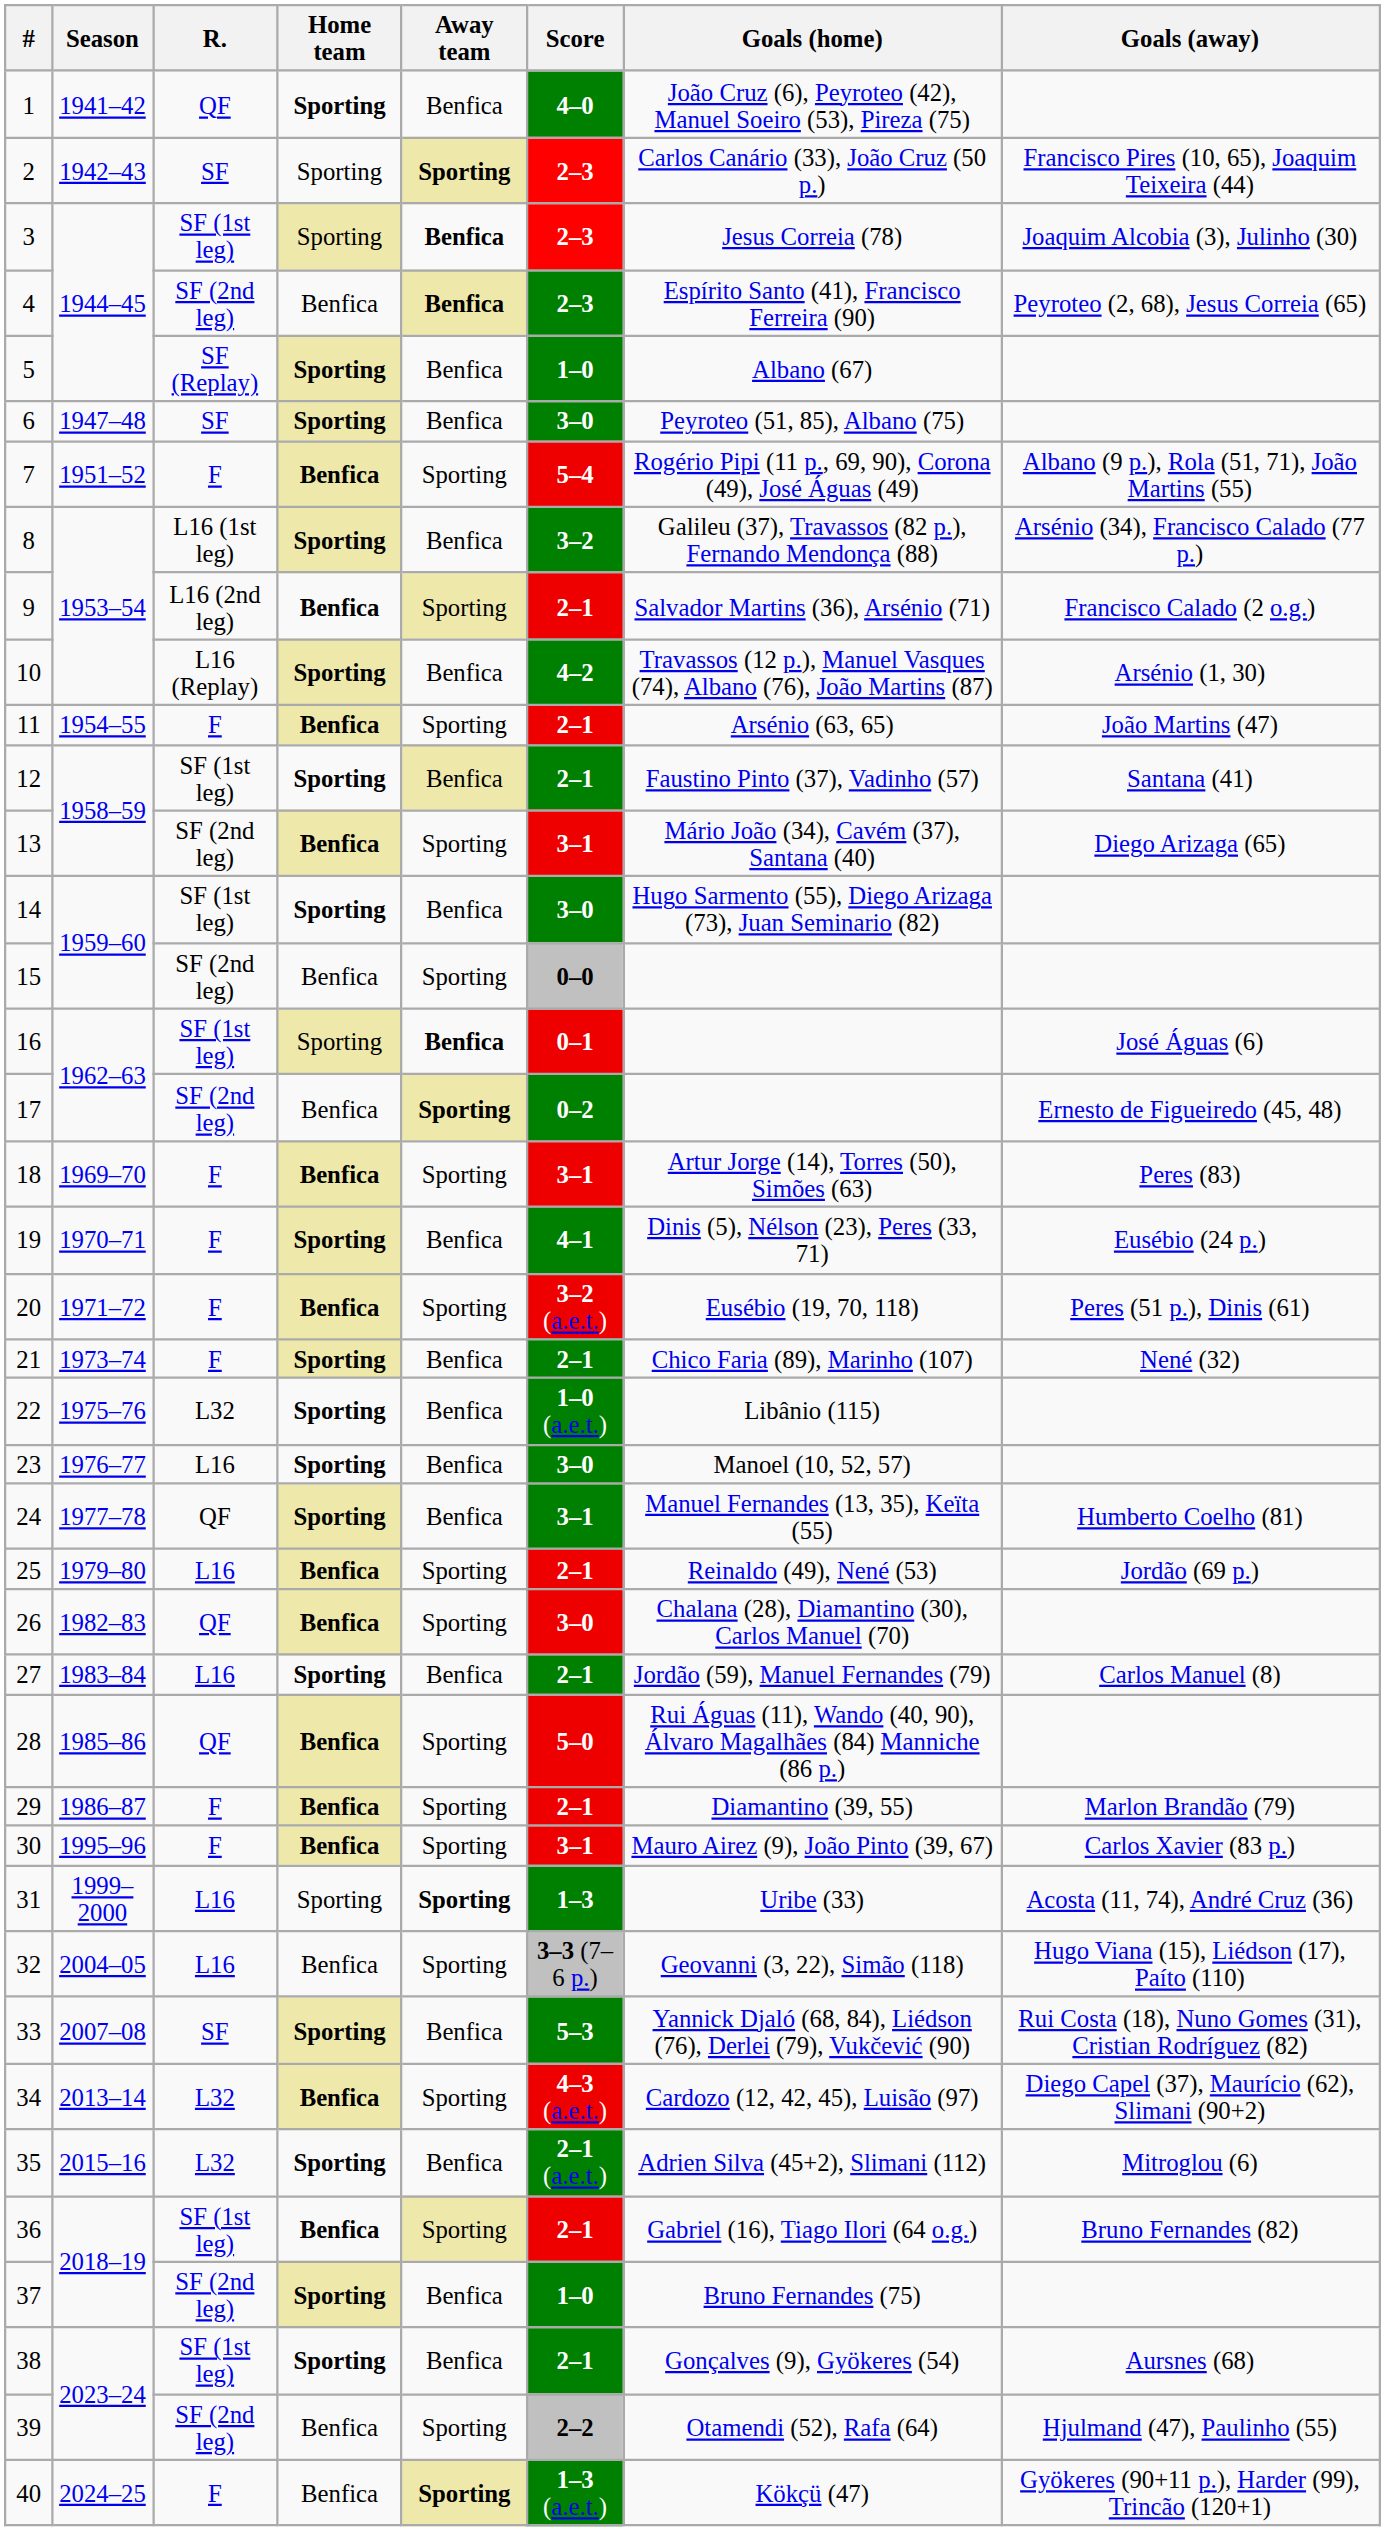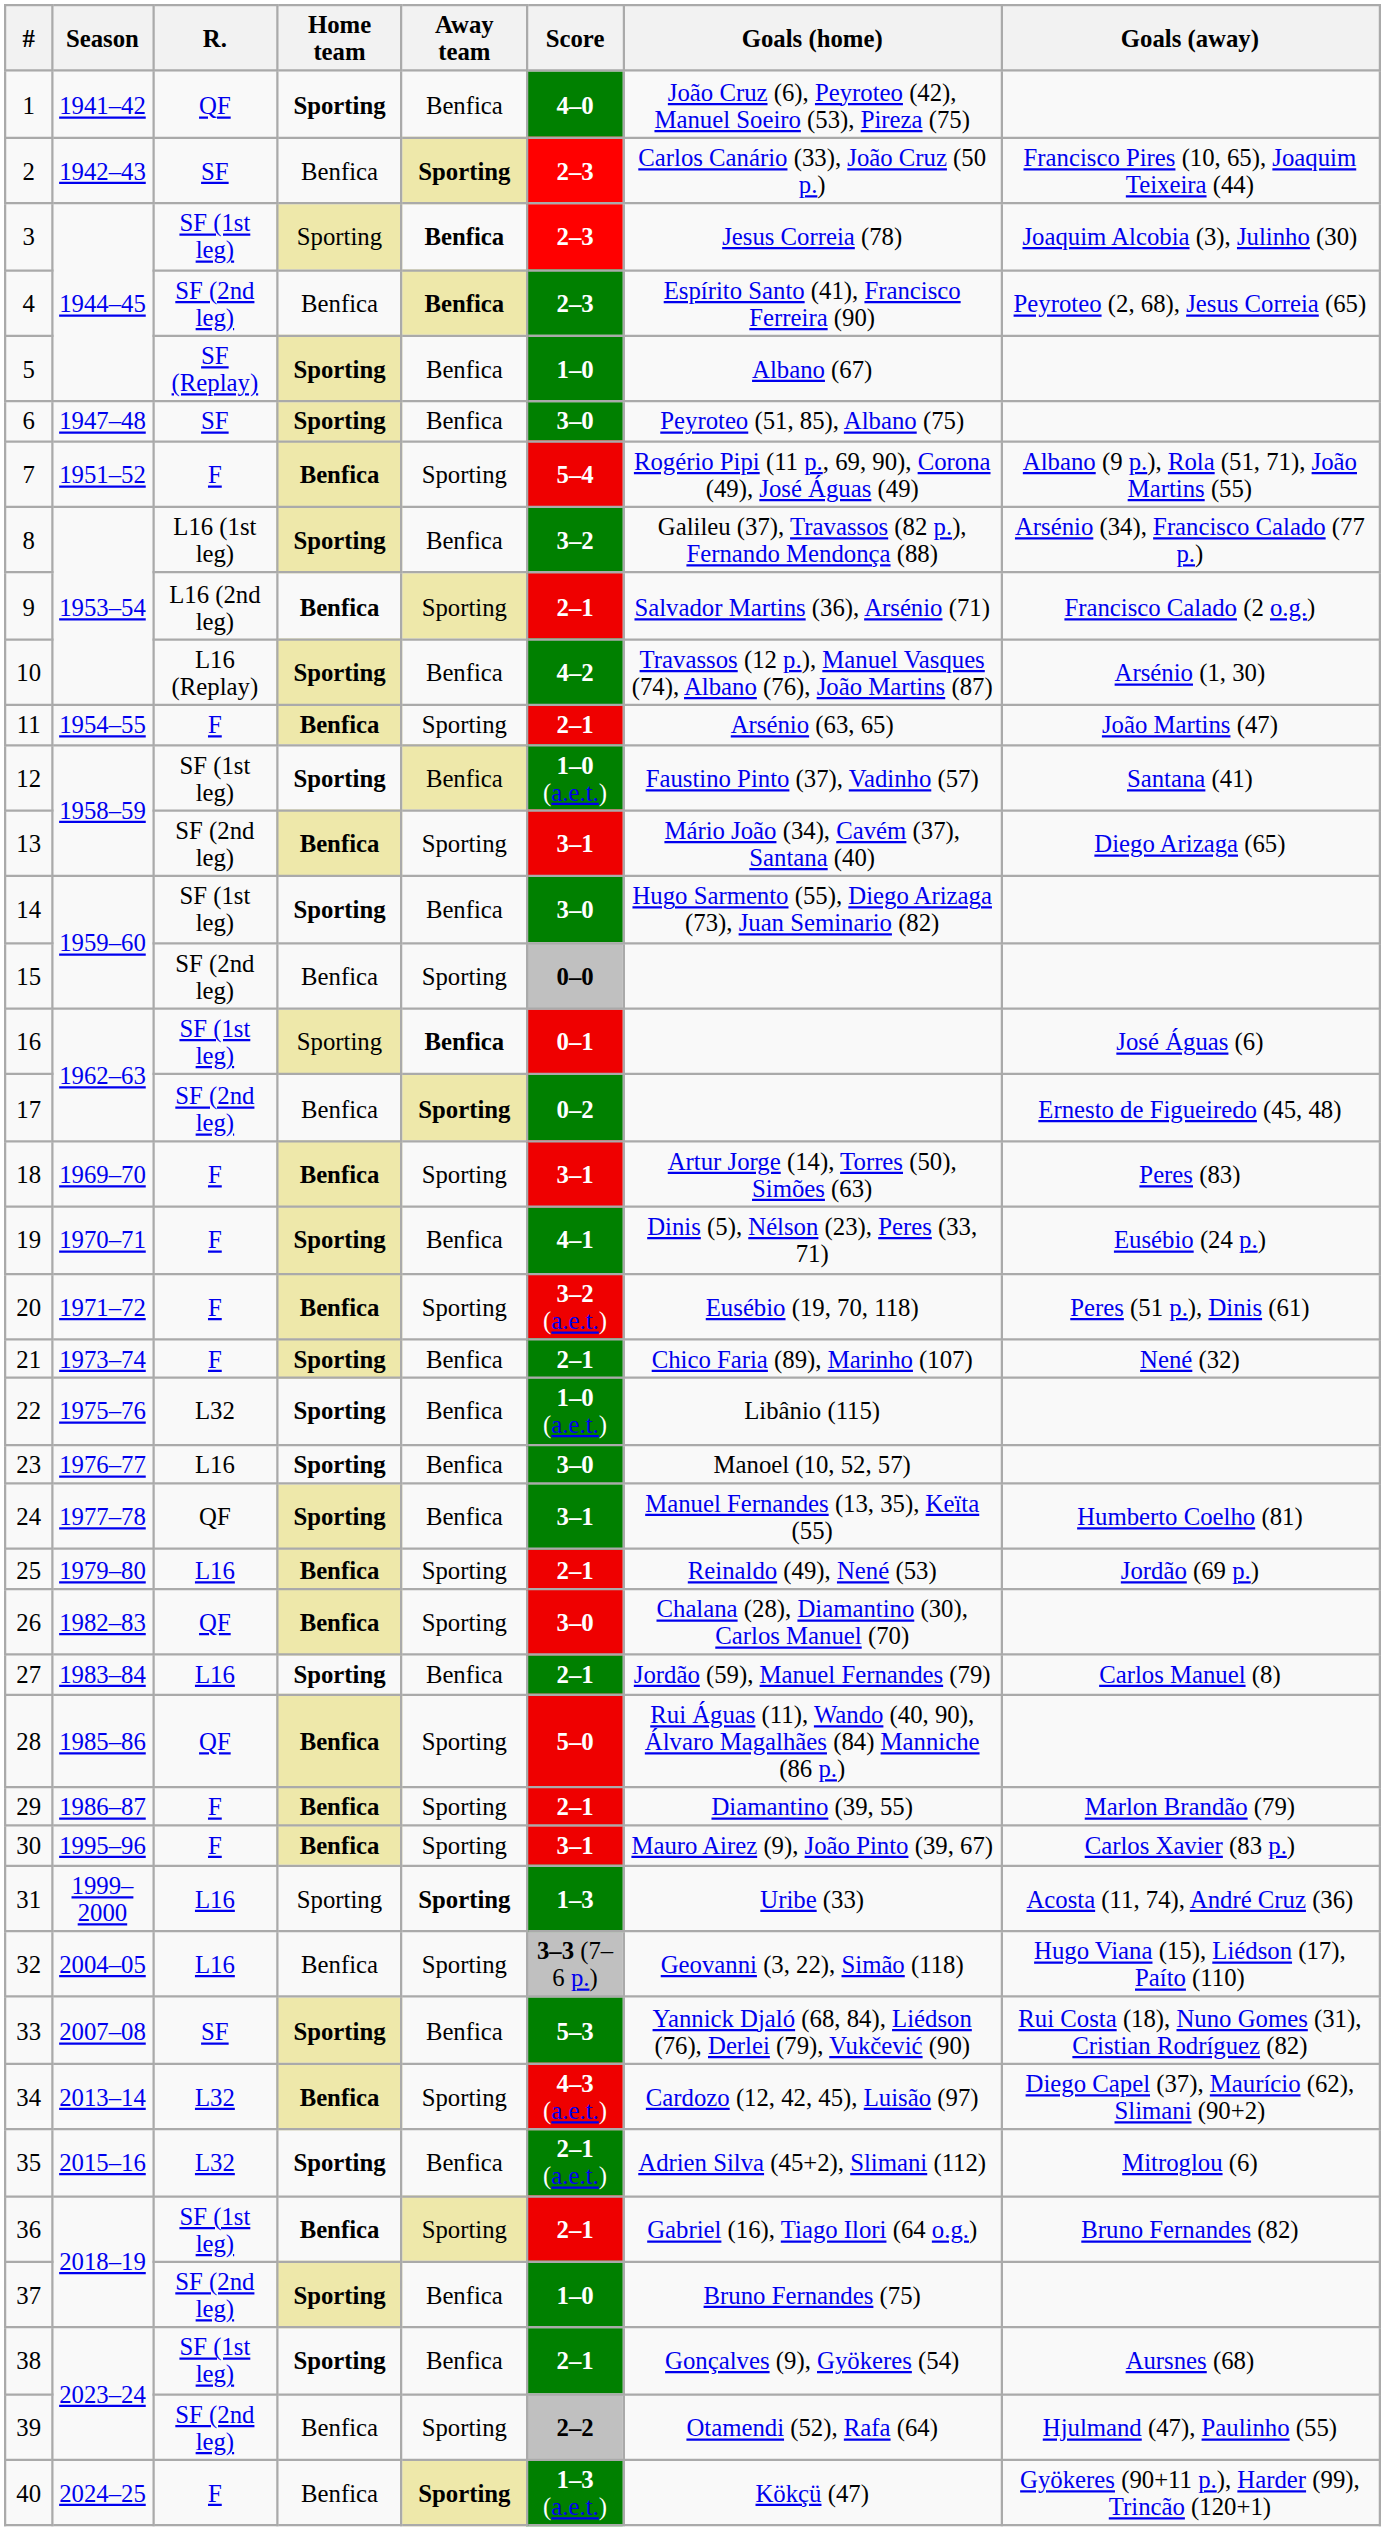(339, 170) Sporting -> (340, 170) Benfica
(575, 777) 2–1 -> (575, 777) 1–0 (a.e.t.)
